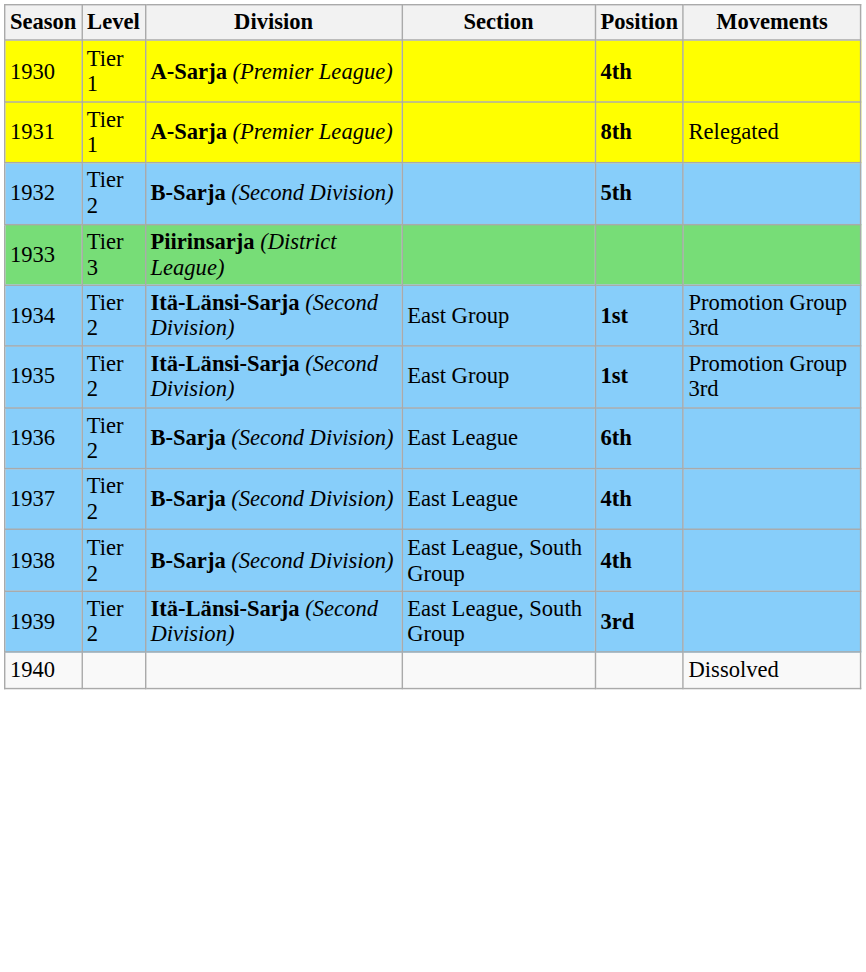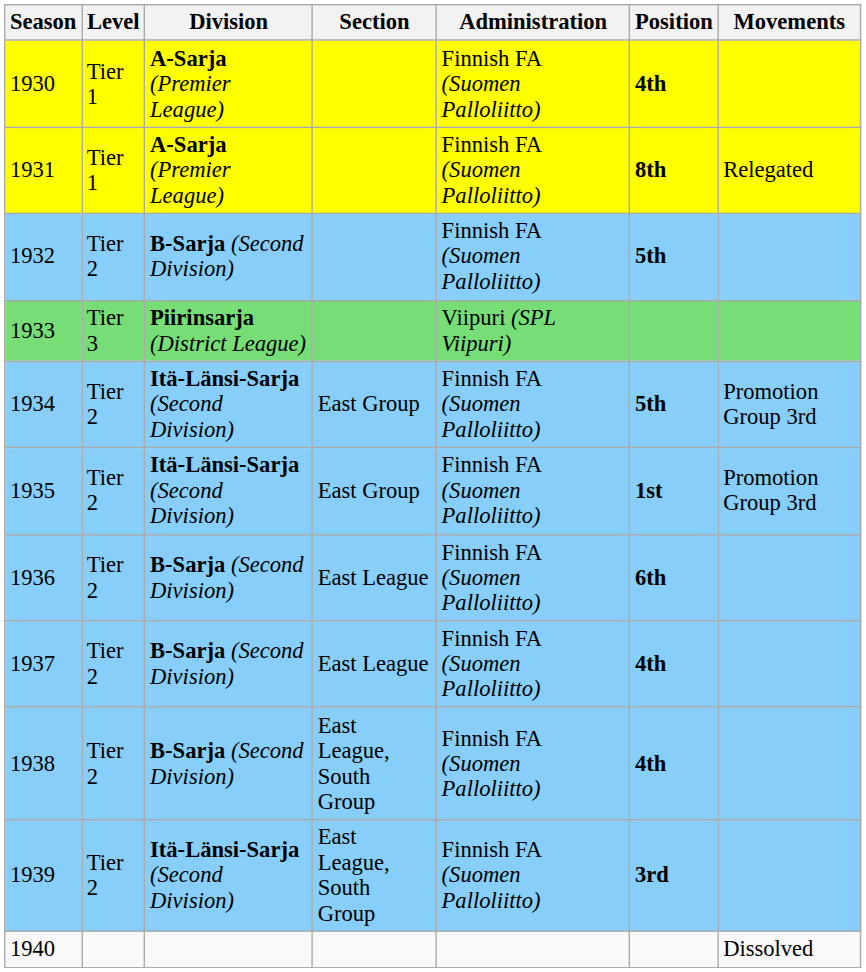+ column: (533, 22)
(614, 315) 1st -> (651, 404) 5th
